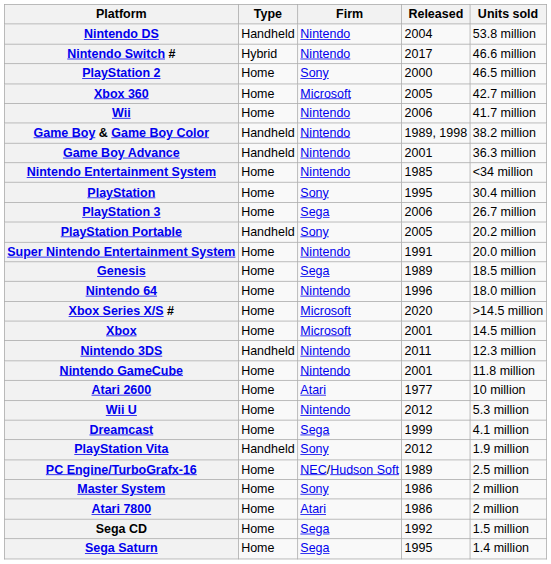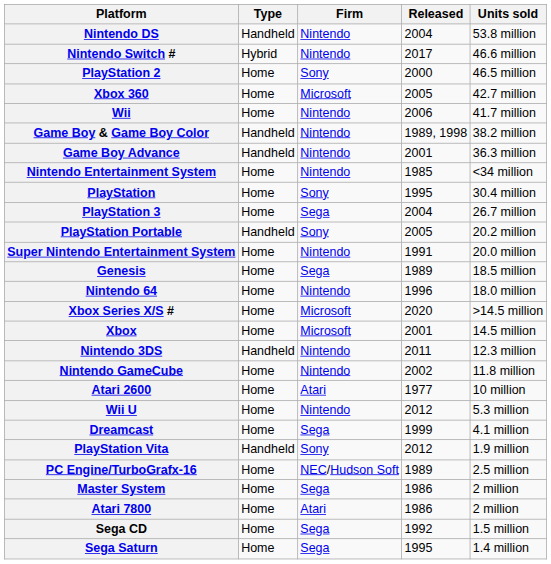(418, 212) 2006 -> (418, 212) 2004
(418, 370) 2001 -> (418, 370) 2002
(315, 489) Sony -> (315, 489) Sega
